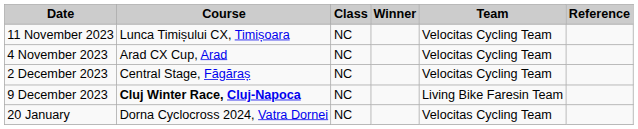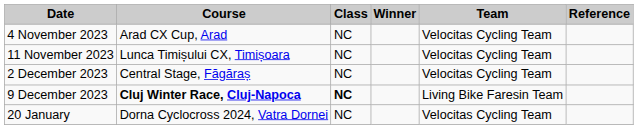rows swapped: (58, 54) <-> (61, 34)
(343, 94) normal -> (343, 94) bold
